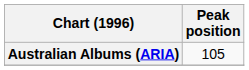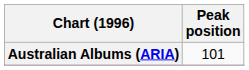(213, 53) 105 -> (213, 53) 101
